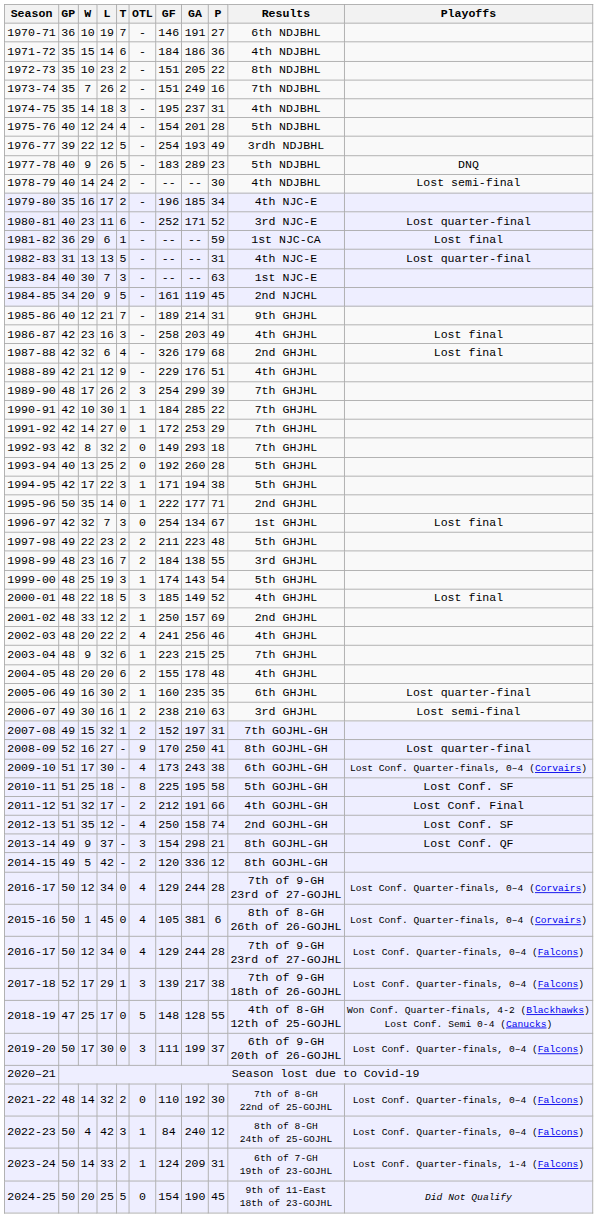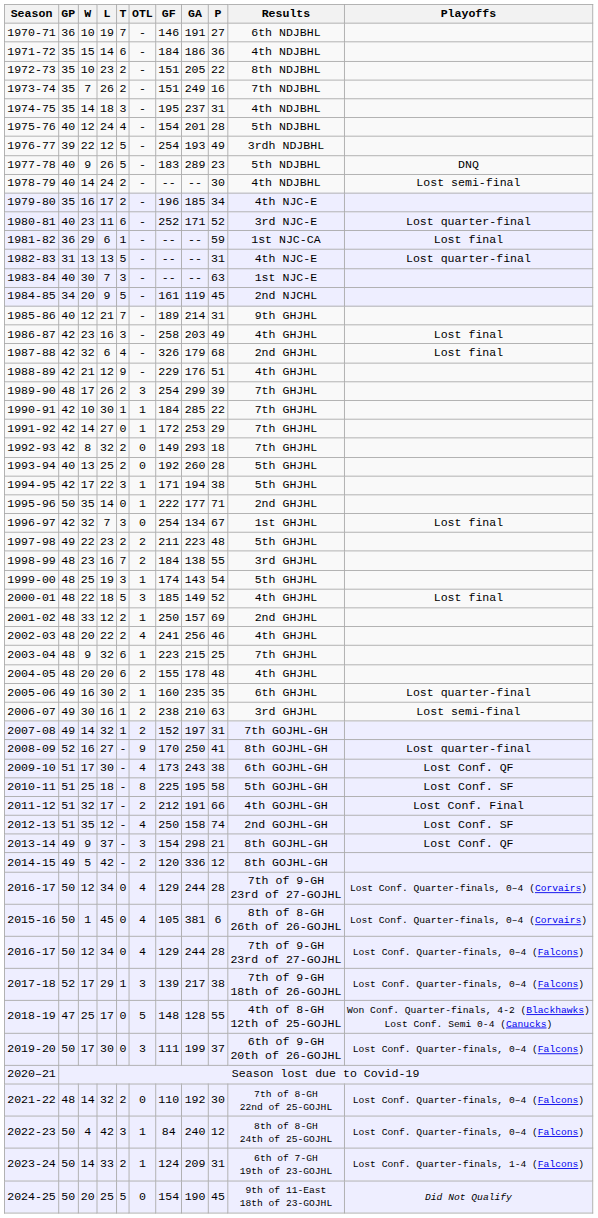(88, 730) 15 -> (88, 730) 14
(468, 769) Lost Conf. Quarter-finals, 0–4 (Corvairs) -> (468, 768) Lost Conf. QF
